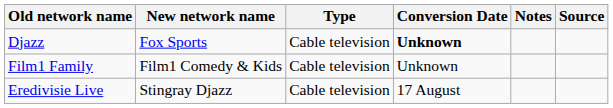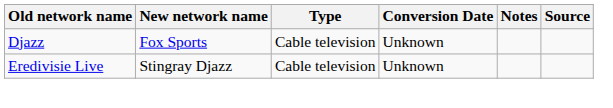(429, 41) bold -> (413, 41) normal
- row: (51, 66)
(429, 90) 17 August -> (413, 66) Unknown
